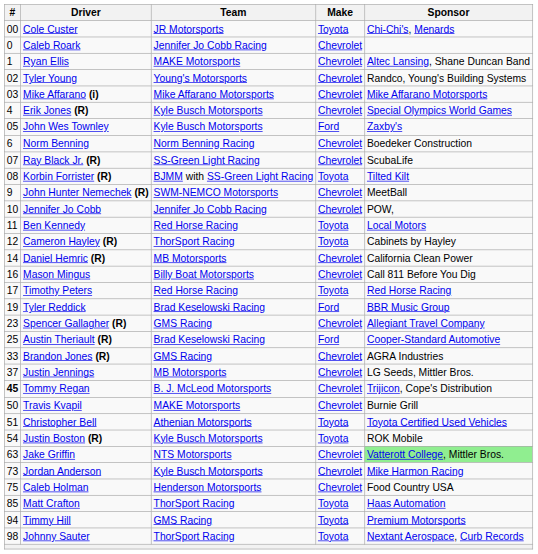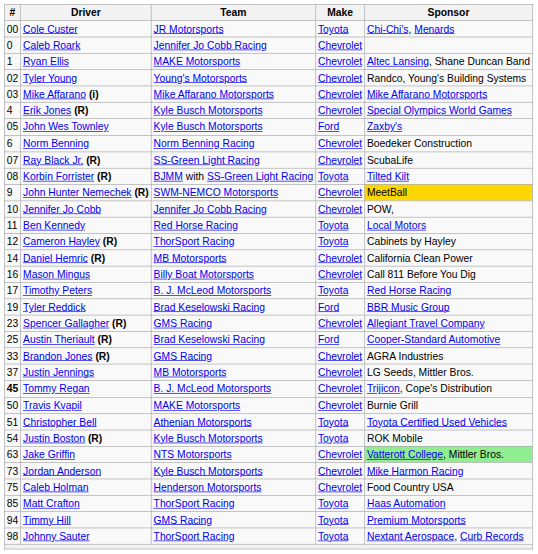(387, 193) no background -> (387, 193) gold background
(196, 291) Red Horse Racing -> (212, 291) B. J. McLeod Motorsports
